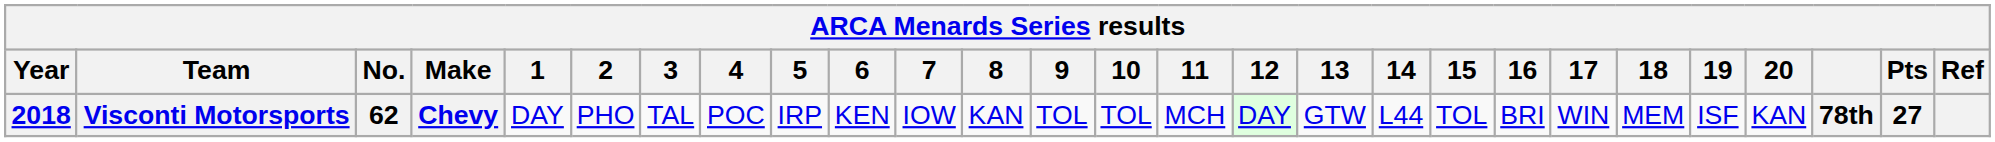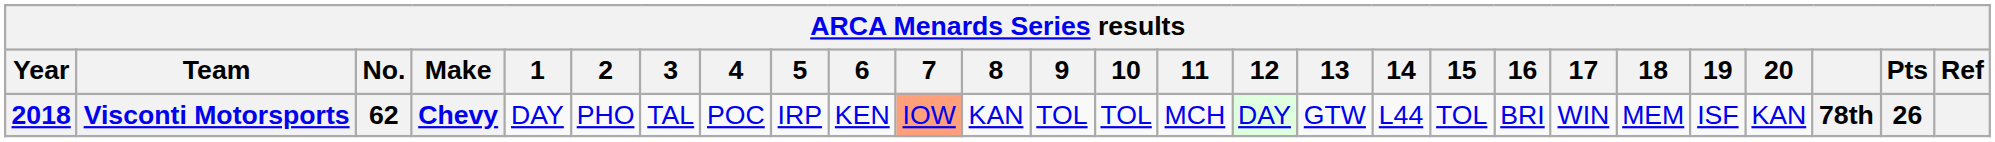(929, 115) no background -> (929, 115) lightsalmon background
(1907, 115) 27 -> (1907, 115) 26
